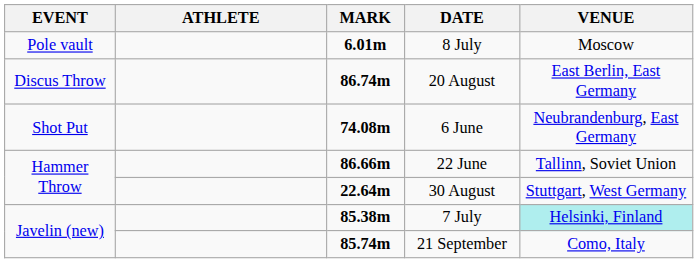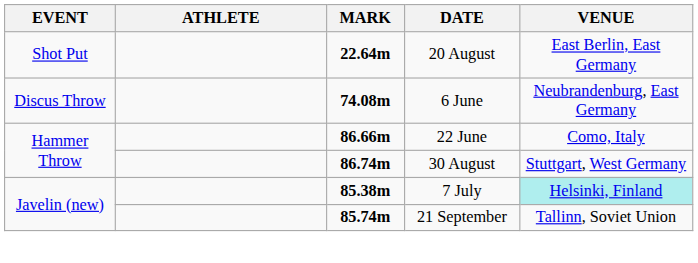- row: (462, 45)
(60, 81) Discus Throw -> (60, 54) Shot Put
(365, 81) 86.74m -> (365, 54) 22.64m
(60, 127) Shot Put -> (60, 100) Discus Throw
(606, 164) Tallinn, Soviet Union -> (606, 137) Como, Italy
(365, 190) 22.64m -> (365, 164) 86.74m
(606, 244) Como, Italy -> (606, 217) Tallinn, Soviet Union
